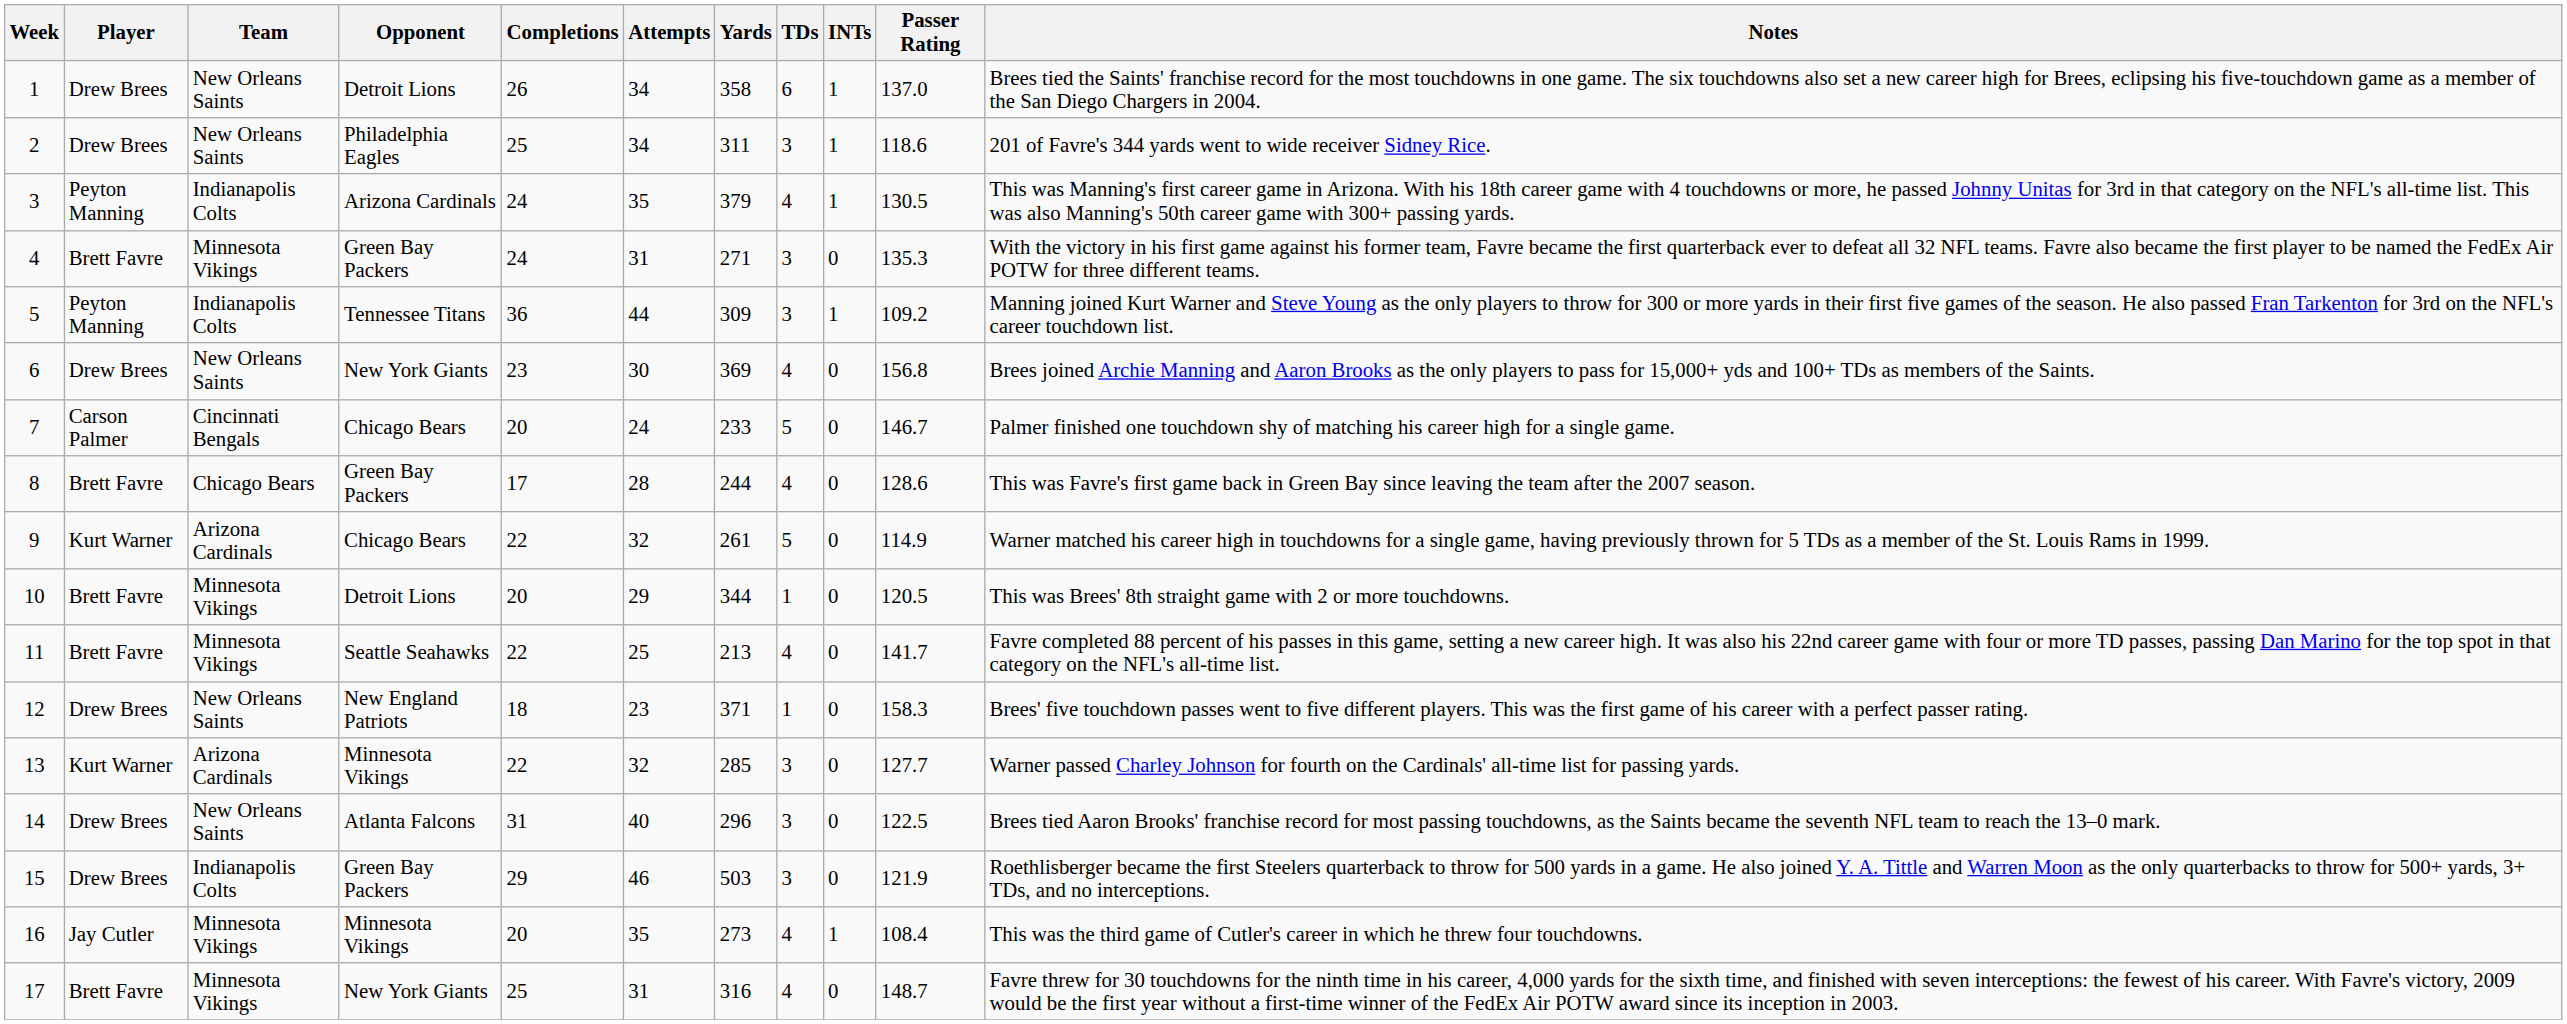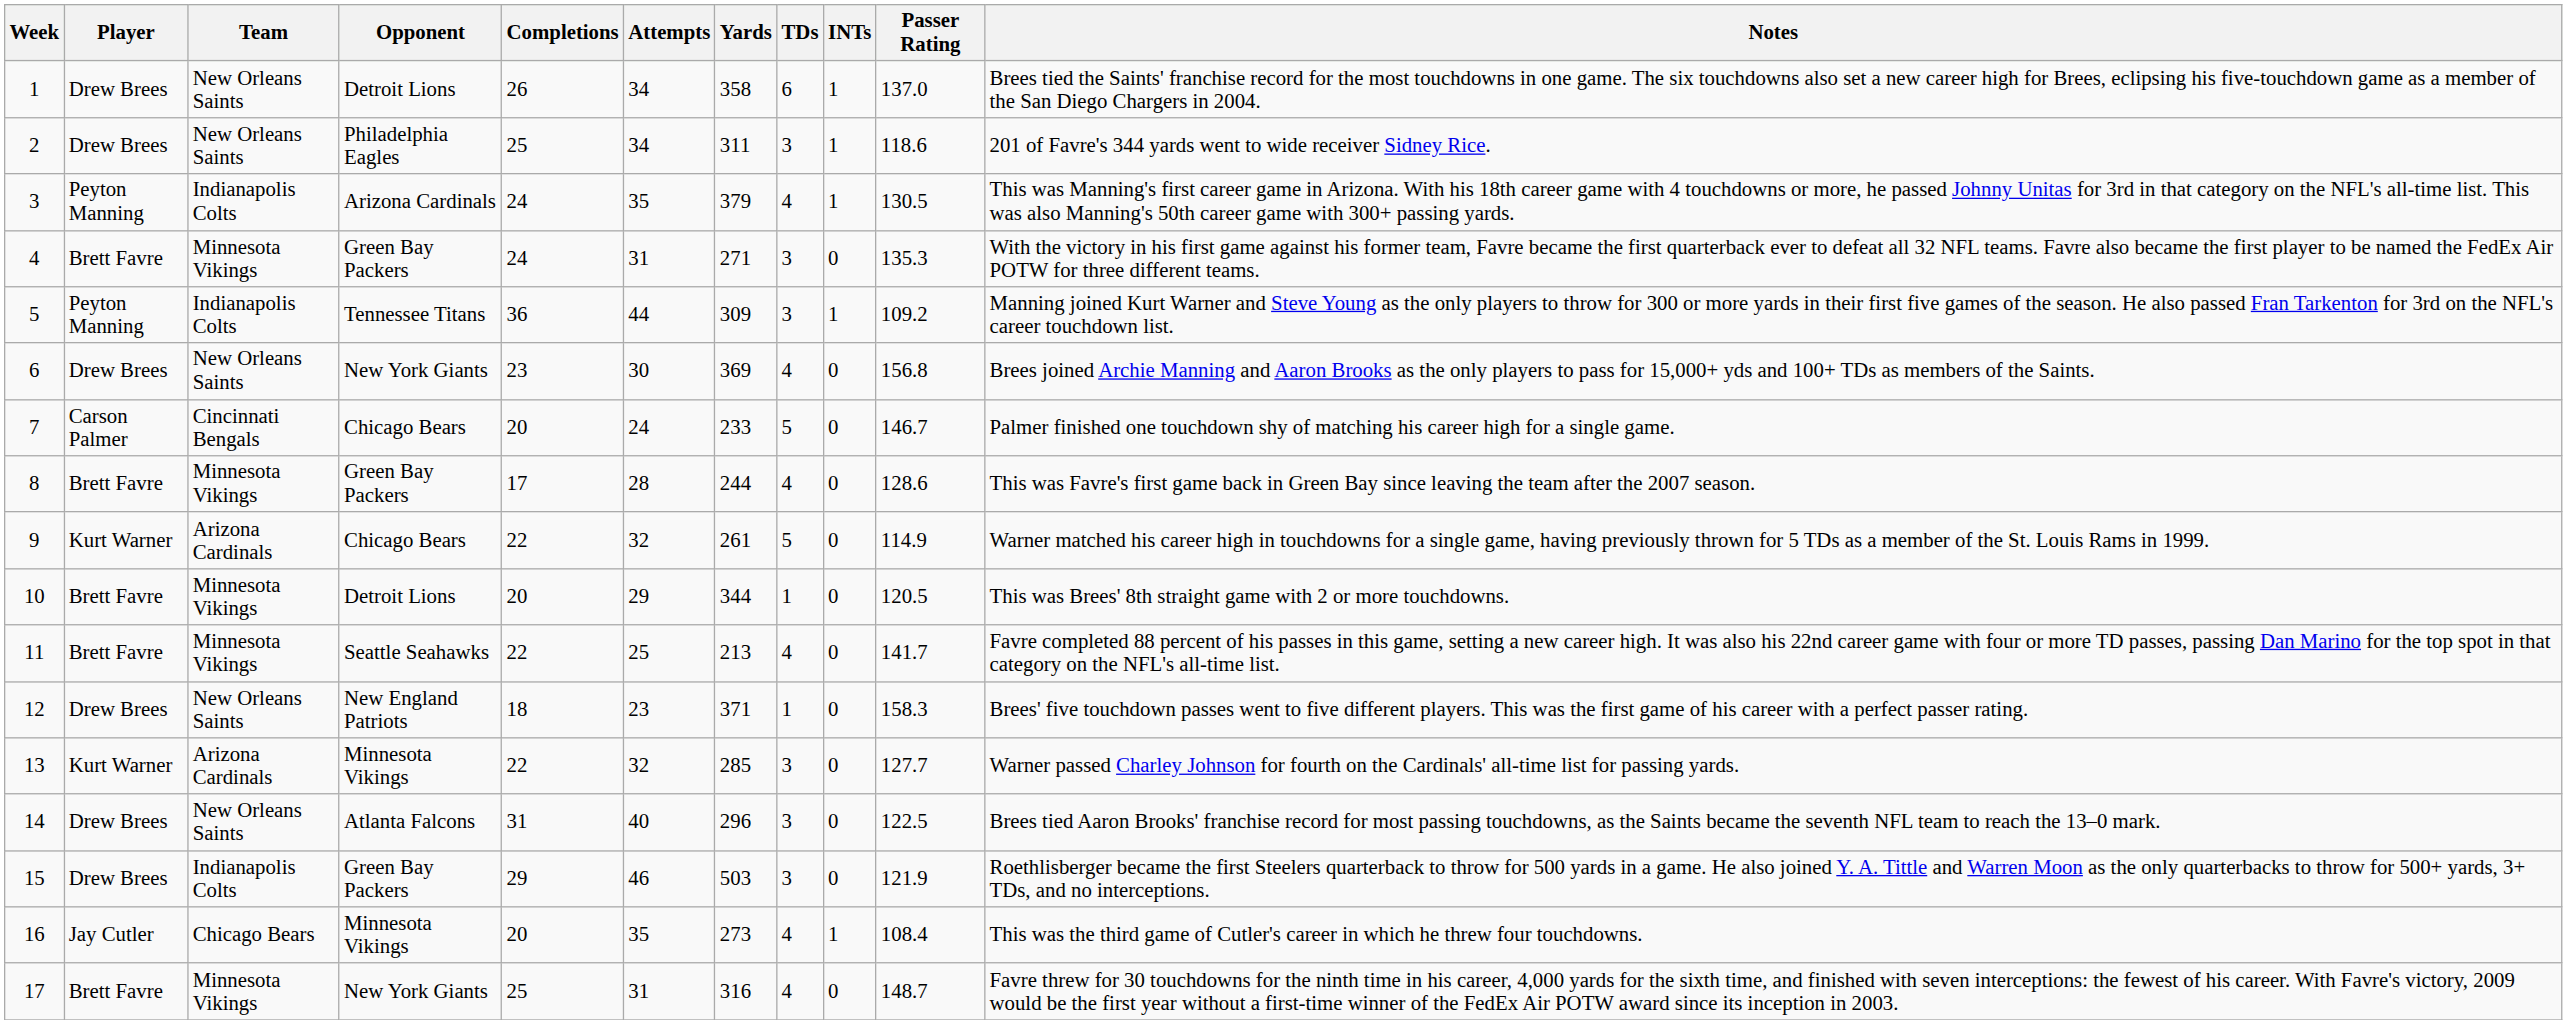(254, 483) Chicago Bears -> (237, 483) Minnesota Vikings
(237, 934) Minnesota Vikings -> (254, 934) Chicago Bears
